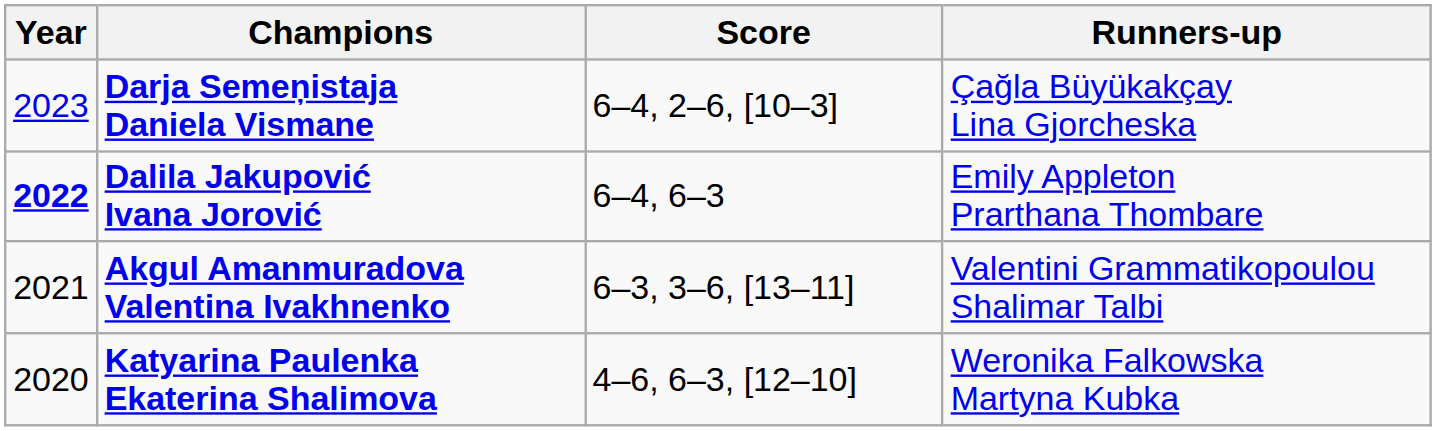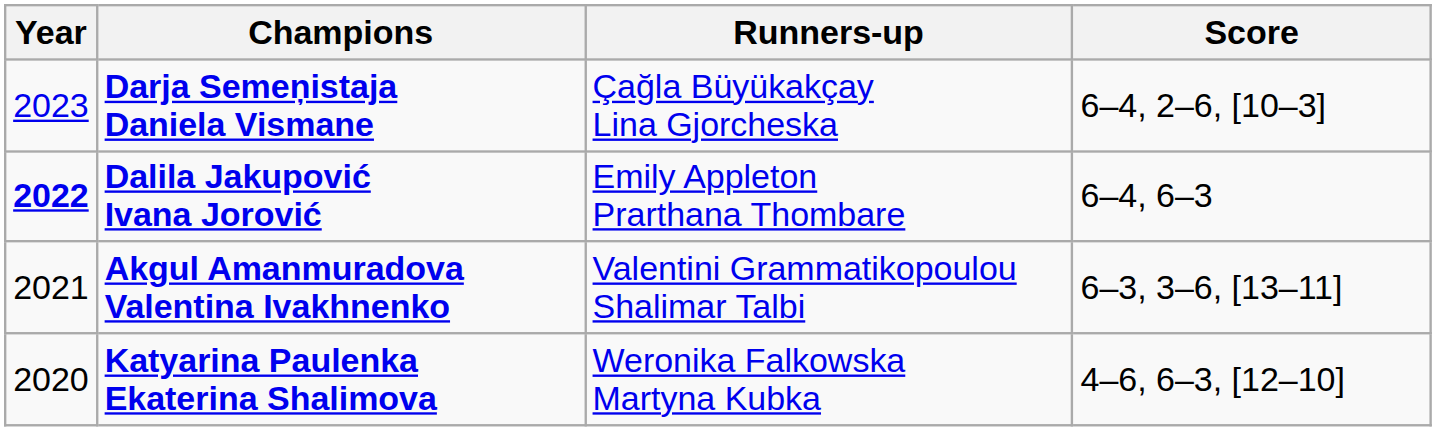columns swapped: (1187, 32) <-> (764, 32)
